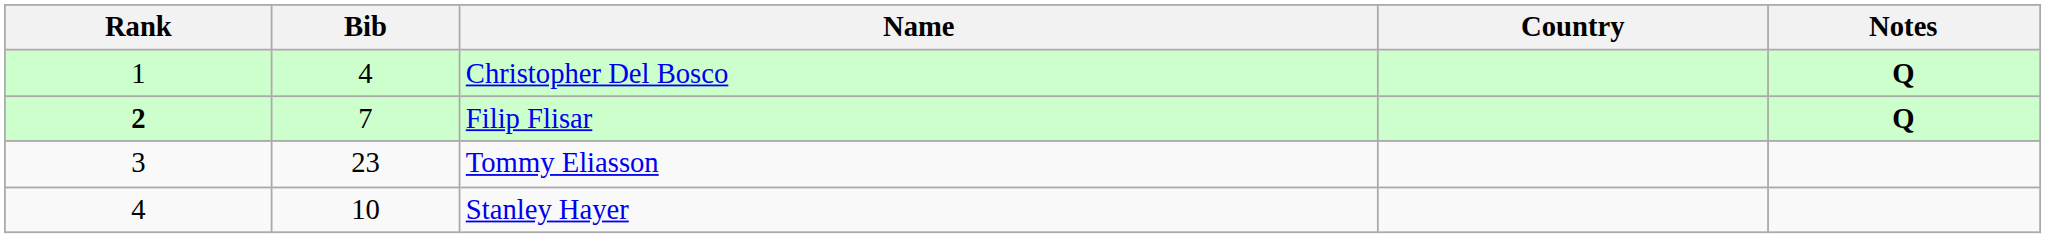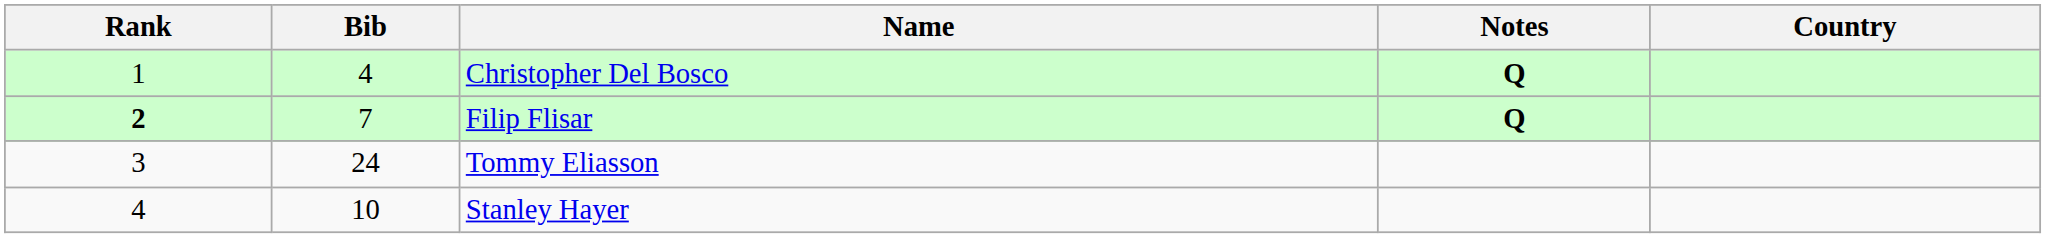columns swapped: (1573, 27) <-> (1903, 27)
(366, 163) 23 -> (366, 163) 24
